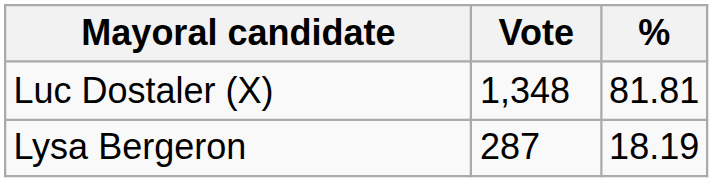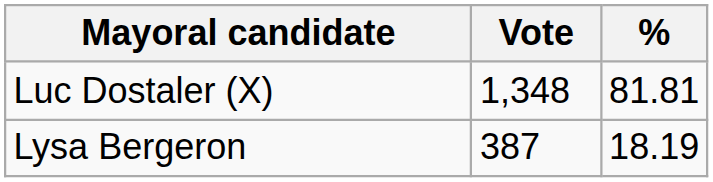(510, 147) 287 -> (510, 147) 387
